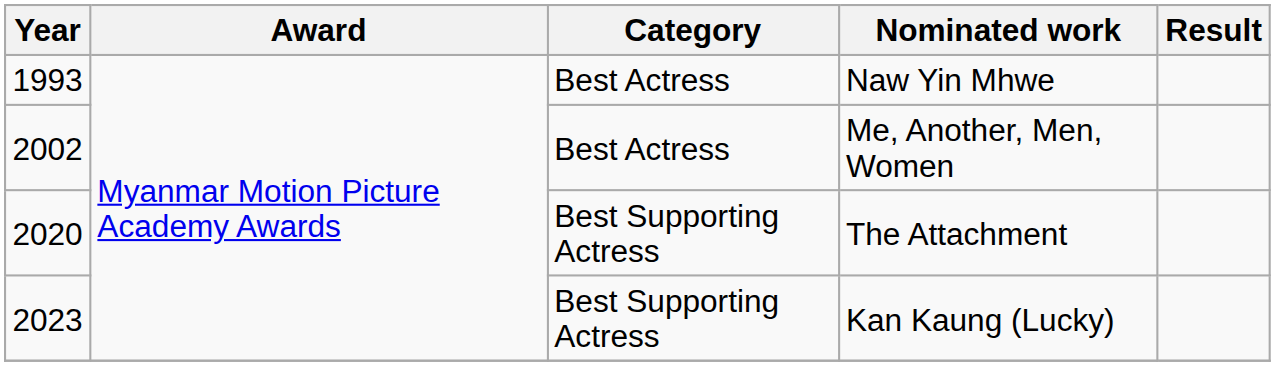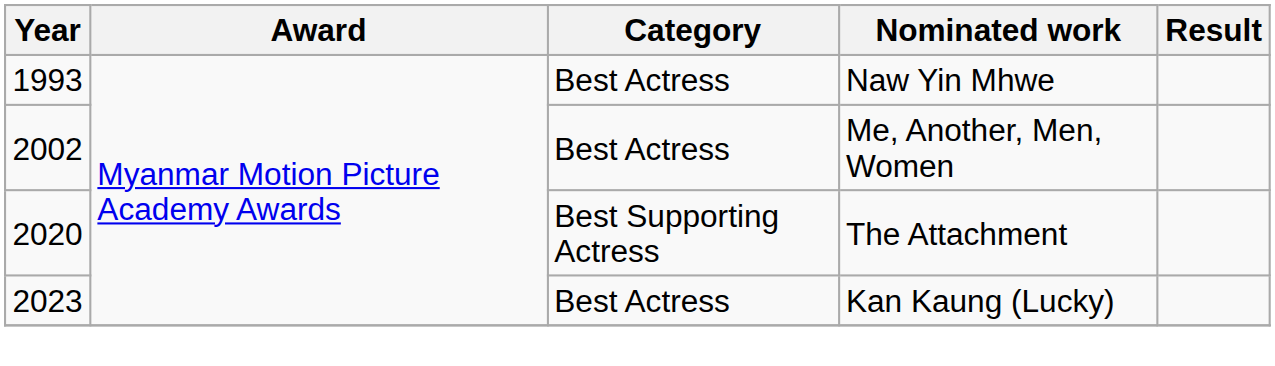(667, 319) Best Supporting Actress -> (642, 301) Best Actress
